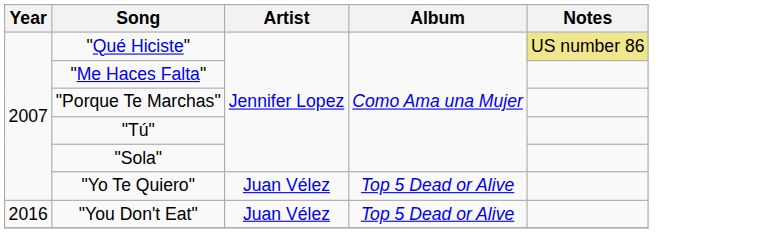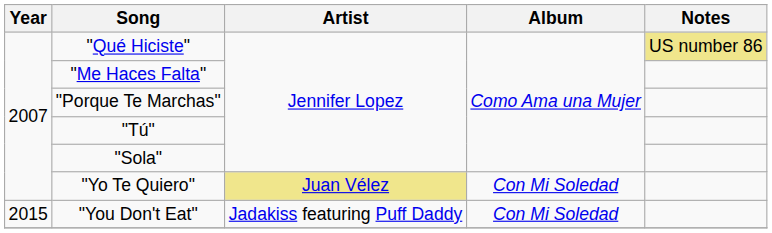(287, 185) no background -> (346, 185) khaki background
(438, 185) Top 5 Dead or Alive -> (556, 185) Con Mi Soledad
(28, 213) 2016 -> (28, 213) 2015
(287, 213) Juan Vélez -> (346, 213) Jadakiss featuring Puff Daddy
(438, 213) Top 5 Dead or Alive -> (556, 213) Con Mi Soledad
